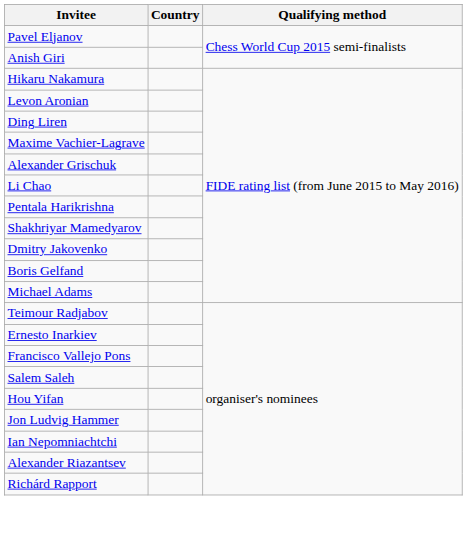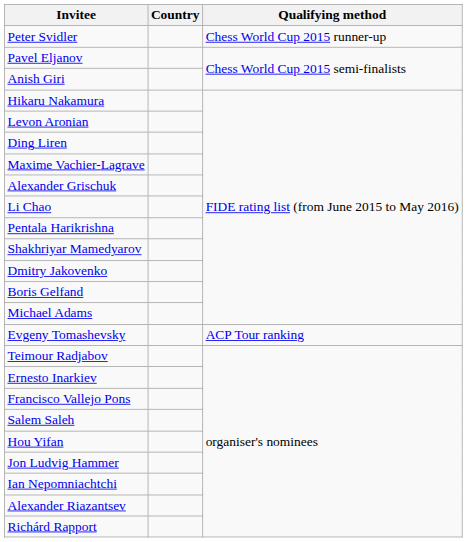+ row: (42, 36)
+ row: (66, 334)
